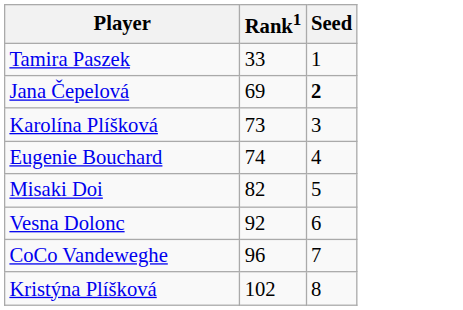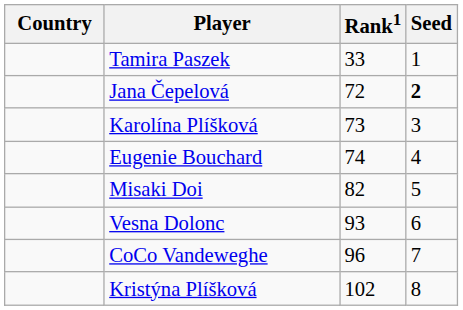+ column: (55, 23)
(255, 91) 69 -> (355, 91) 72
(255, 222) 92 -> (355, 222) 93
